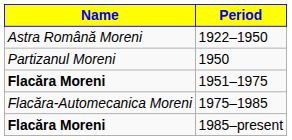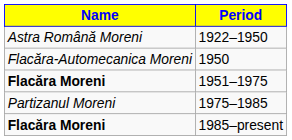(61, 59) Partizanul Moreni -> (100, 59) Flacăra-Automecanica Moreni
(100, 103) Flacăra-Automecanica Moreni -> (61, 103) Partizanul Moreni
